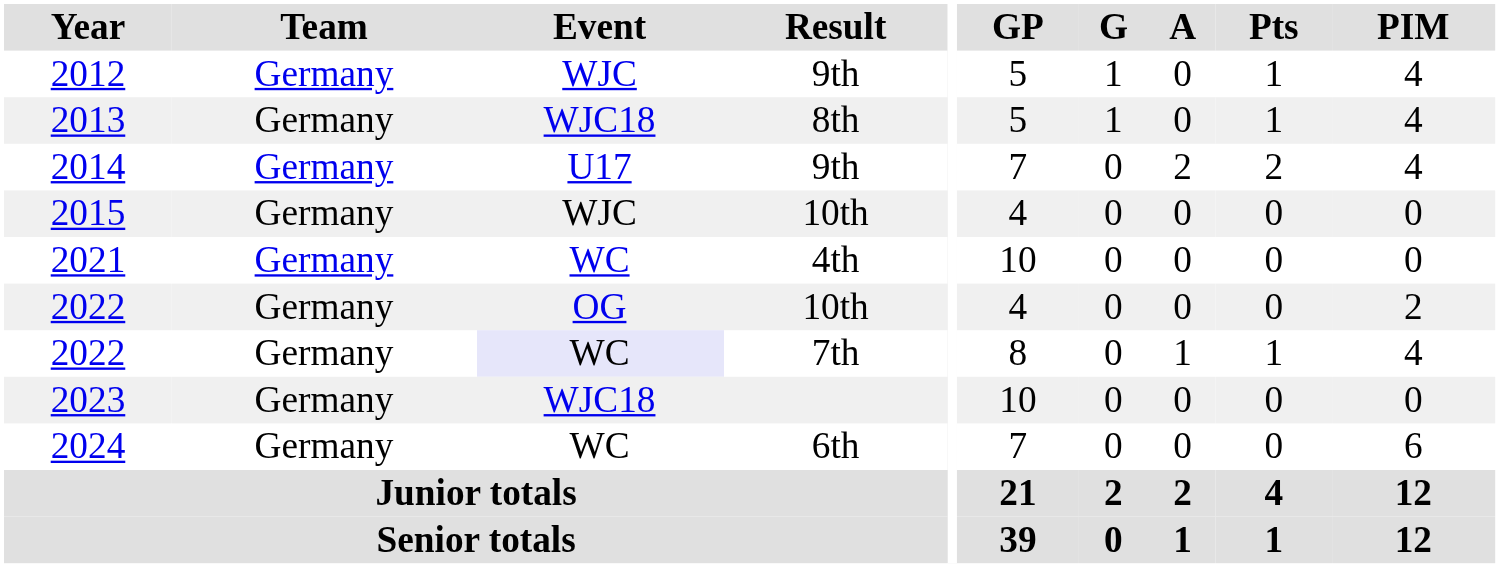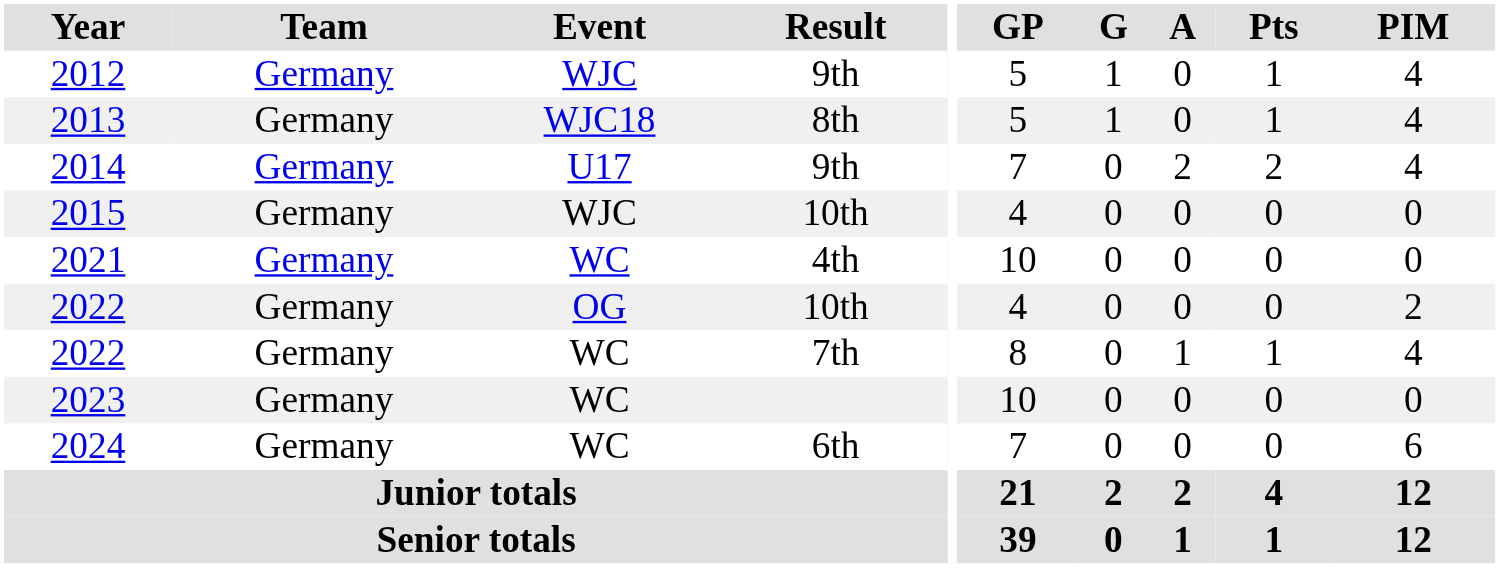(600, 352) lavender background -> (600, 352) no background
(600, 399) WJC18 -> (600, 399) WC
